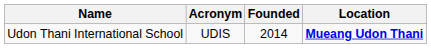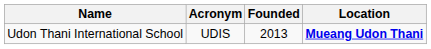(274, 33) 2014 -> (274, 33) 2013
